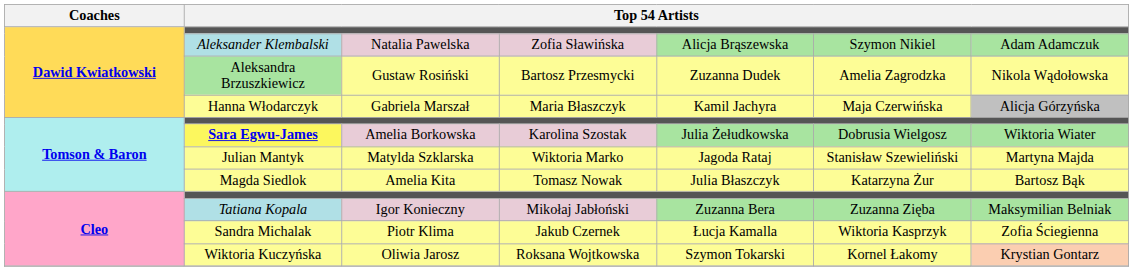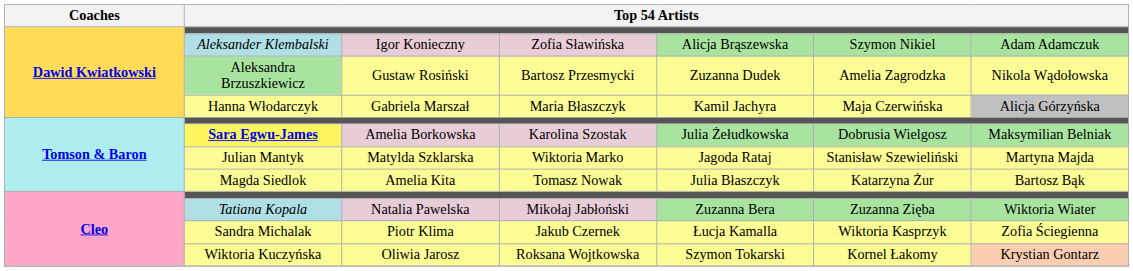(420, 44) Natalia Pawelska -> (420, 44) Igor Konieczny
(1050, 135) Wiktoria Wiater -> (1050, 135) Maksymilian Belniak
(420, 209) Igor Konieczny -> (420, 209) Natalia Pawelska
(1050, 209) Maksymilian Belniak -> (1050, 209) Wiktoria Wiater
